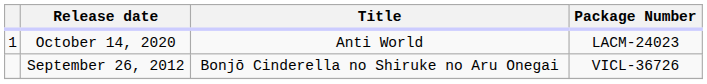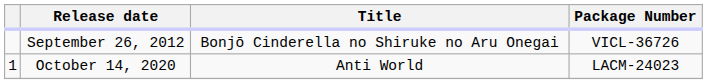rows swapped: (106, 66) <-> (106, 42)
